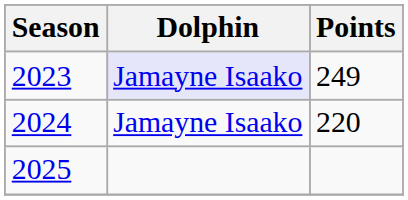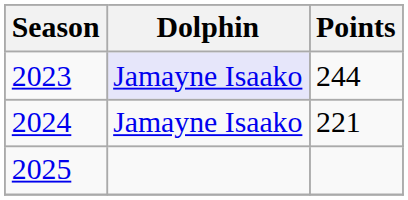(338, 75) 249 -> (338, 75) 244
(338, 122) 220 -> (338, 122) 221
